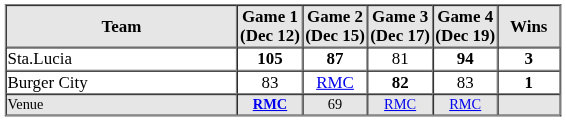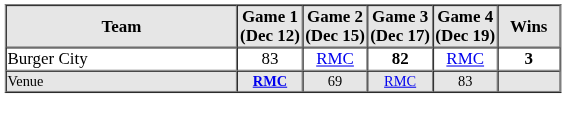- row: (40, 59)
(465, 82) 83 -> (465, 59) RMC
(529, 82) 1 -> (529, 59) 3
(465, 104) RMC -> (465, 81) 83
